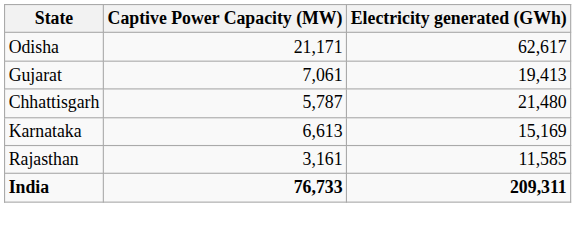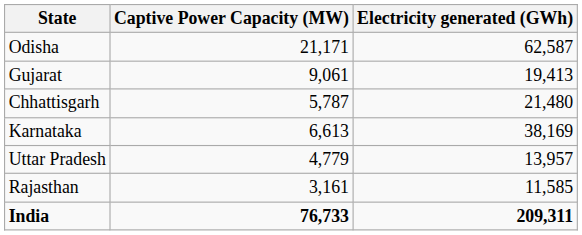(542, 46) 62,617 -> (549, 46) 62,587
(323, 74) 7,061 -> (329, 74) 9,061
(542, 131) 15,169 -> (549, 131) 38,169
+ row: (57, 159)
